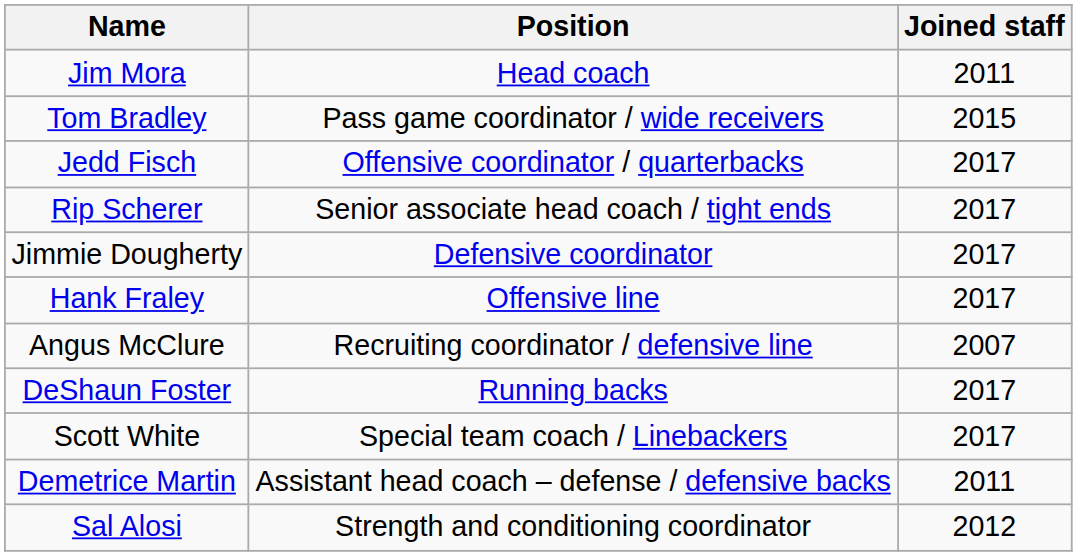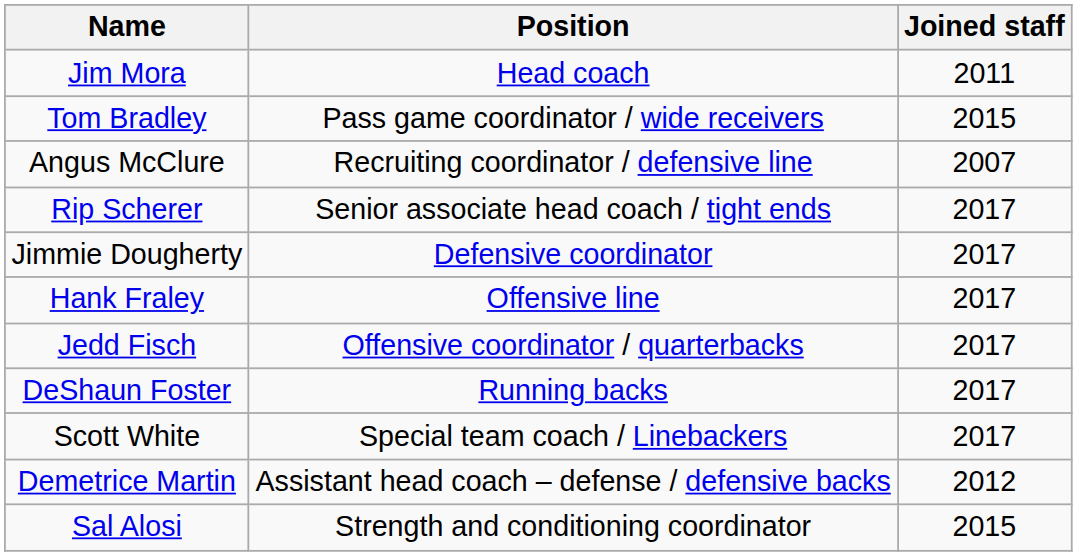rows swapped: (127, 163) <-> (127, 345)
(984, 481) 2011 -> (984, 481) 2012
(984, 526) 2012 -> (984, 526) 2015
